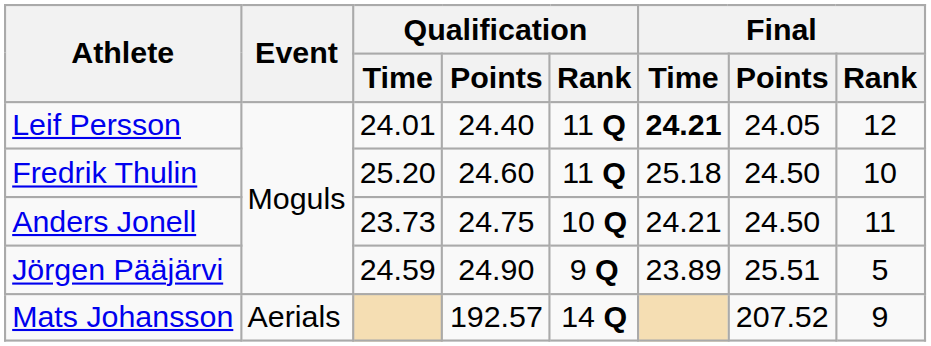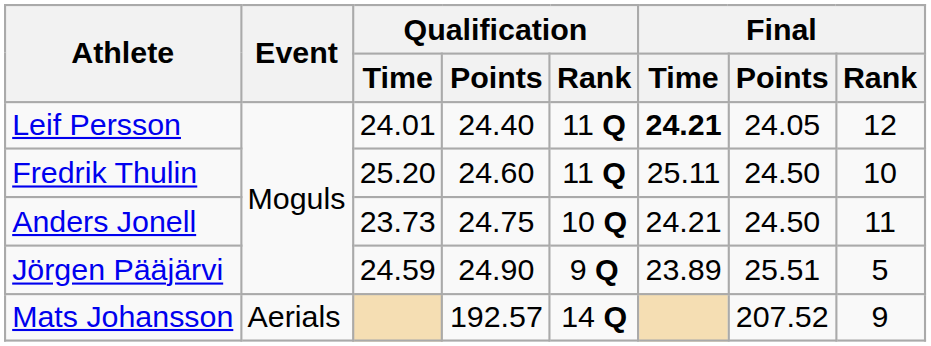(684, 173) 25.18 -> (684, 173) 25.11
